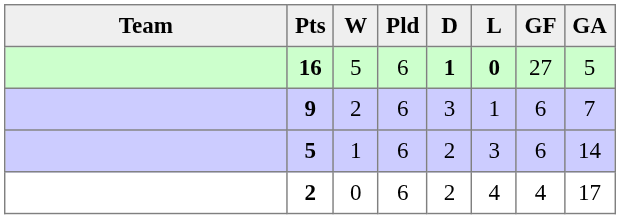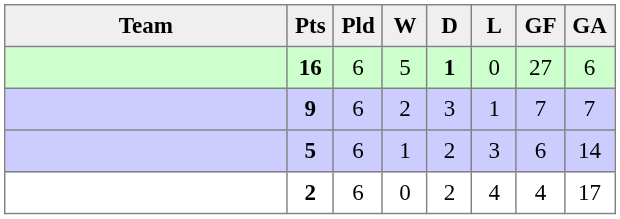columns swapped: (403, 25) <-> (356, 25)
(494, 67) bold -> (494, 67) normal
(590, 67) 5 -> (590, 67) 6
(540, 108) 6 -> (540, 108) 7
